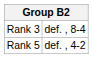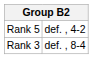rows swapped: (23, 29) <-> (23, 45)
